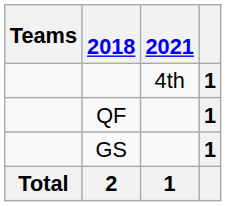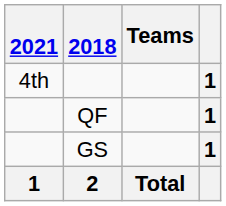columns swapped: (43, 34) <-> (170, 46)
